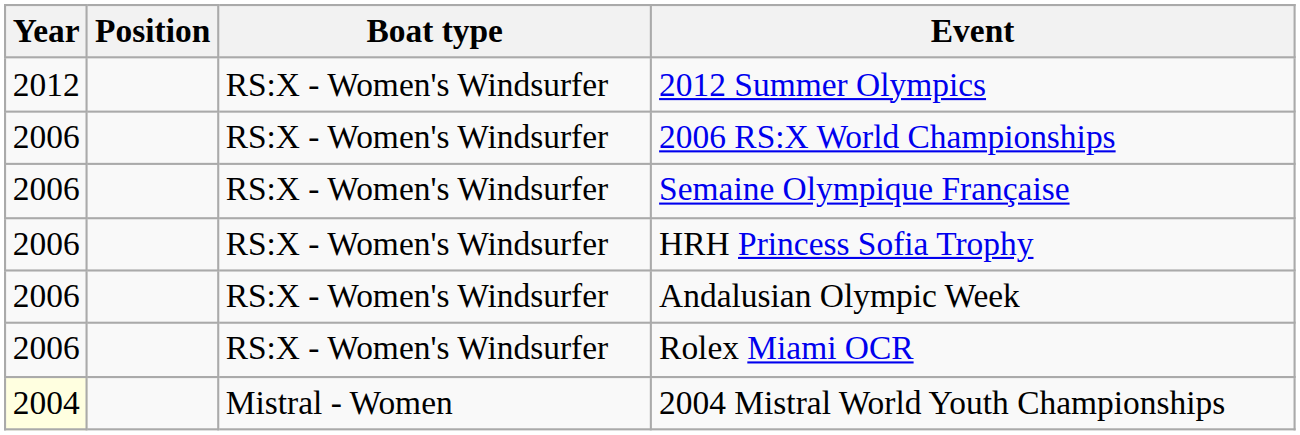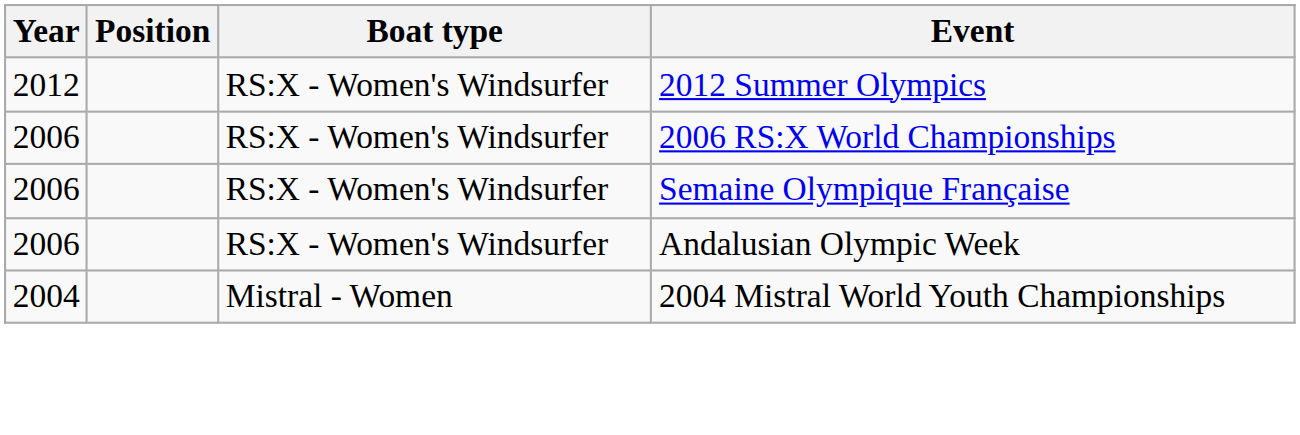- row: (846, 243)
- row: (786, 349)
(46, 402) lightyellow background -> (46, 296) no background
